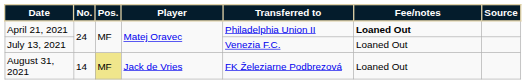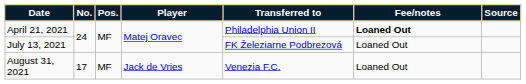(253, 45) Venezia F.C. -> (283, 45) FK Železiarne Podbrezová
(82, 66) 14 -> (82, 66) 17
(105, 66) khaki background -> (105, 66) no background
(283, 66) FK Železiarne Podbrezová -> (253, 66) Venezia F.C.
